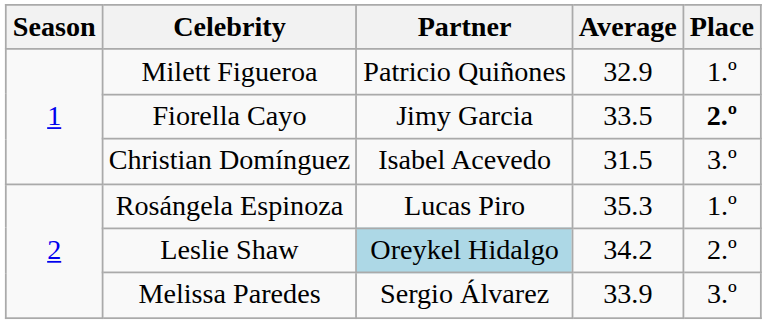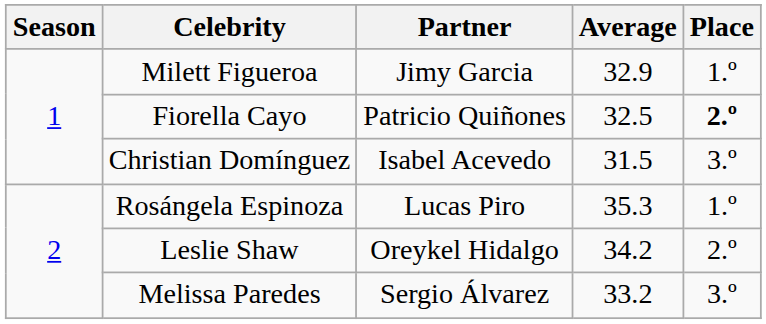(465, 71) Patricio Quiñones -> (465, 71) Jimy Garcia
(465, 116) Jimy Garcia -> (465, 116) Patricio Quiñones
(628, 116) 33.5 -> (628, 116) 32.5
(465, 250) lightblue background -> (465, 250) no background
(628, 294) 33.9 -> (628, 294) 33.2
